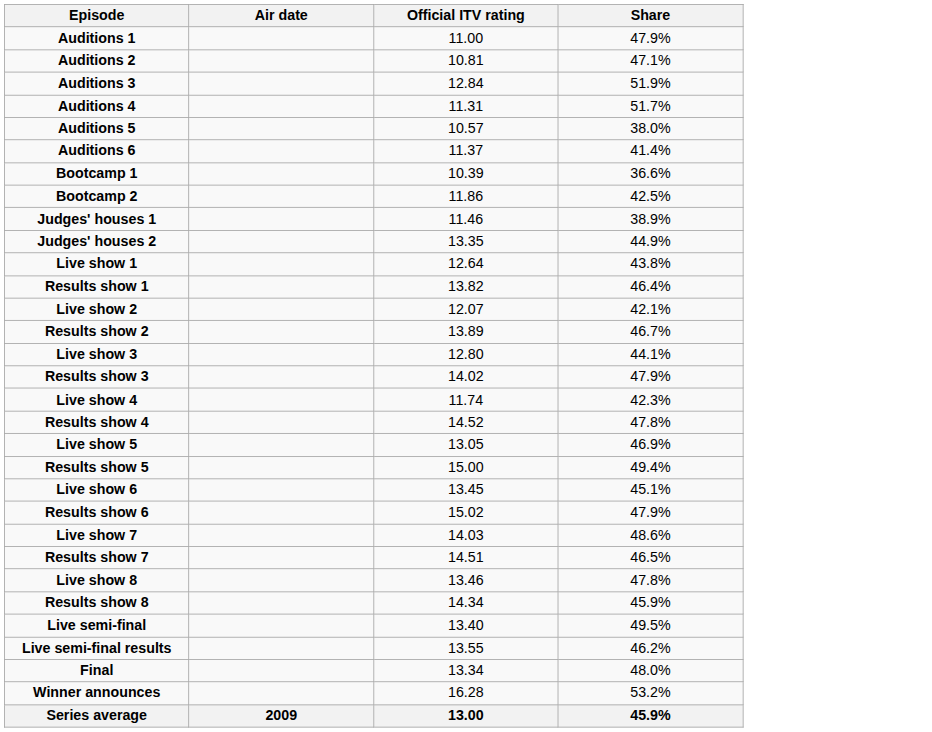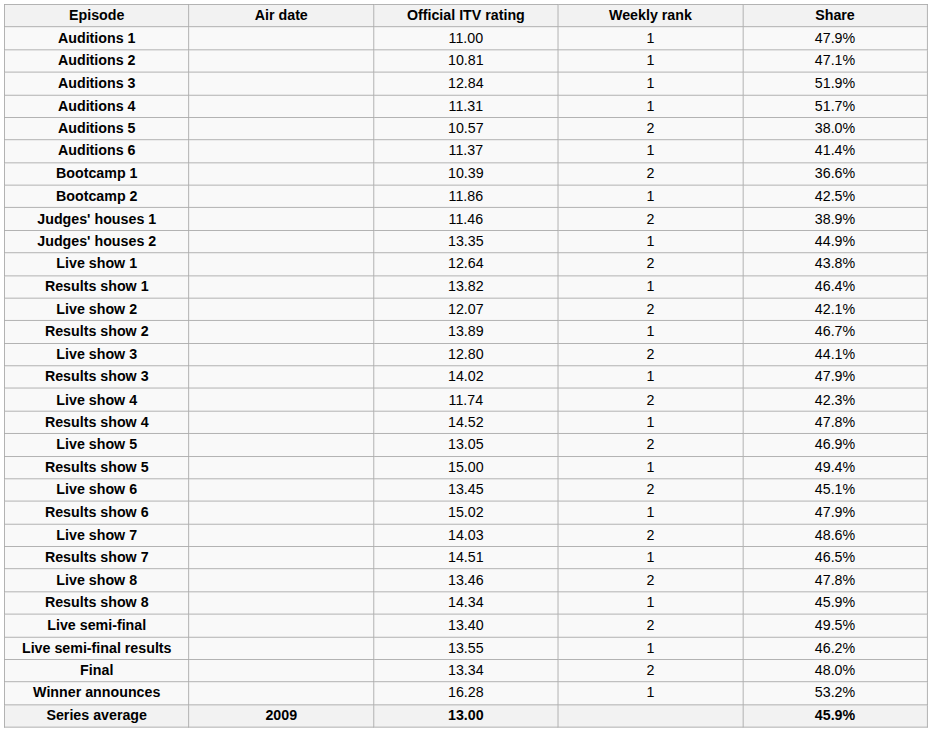+ column: (650, 15)
